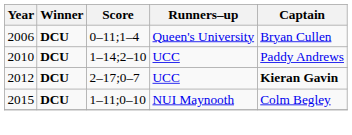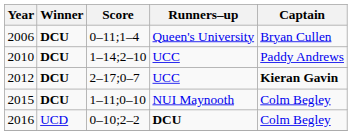+ row: (21, 120)
